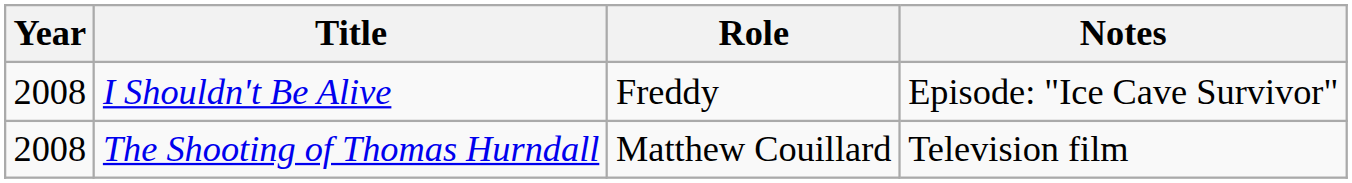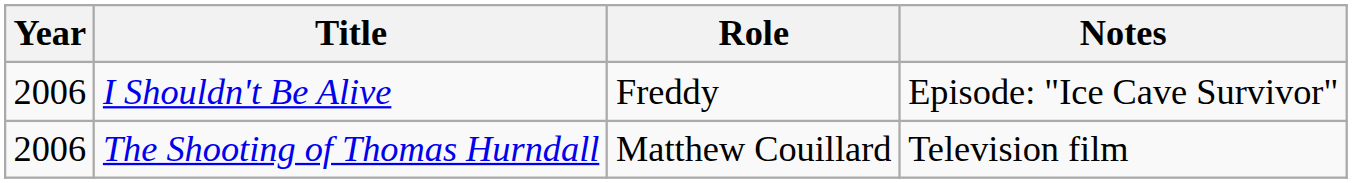(50, 90) 2008 -> (50, 90) 2006
(50, 148) 2008 -> (50, 148) 2006
